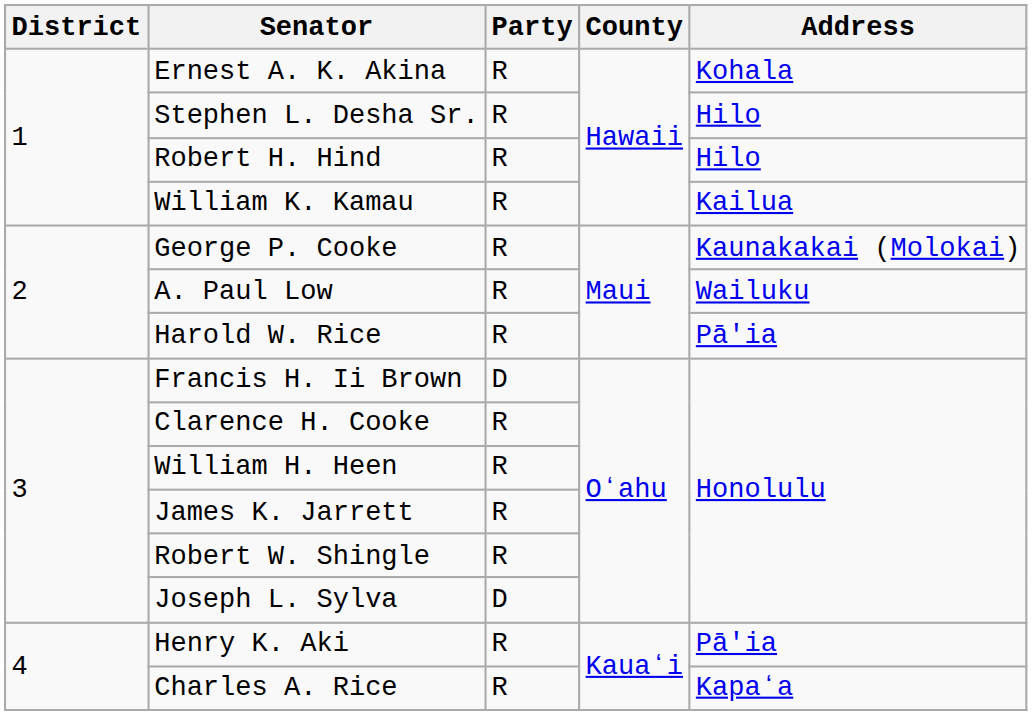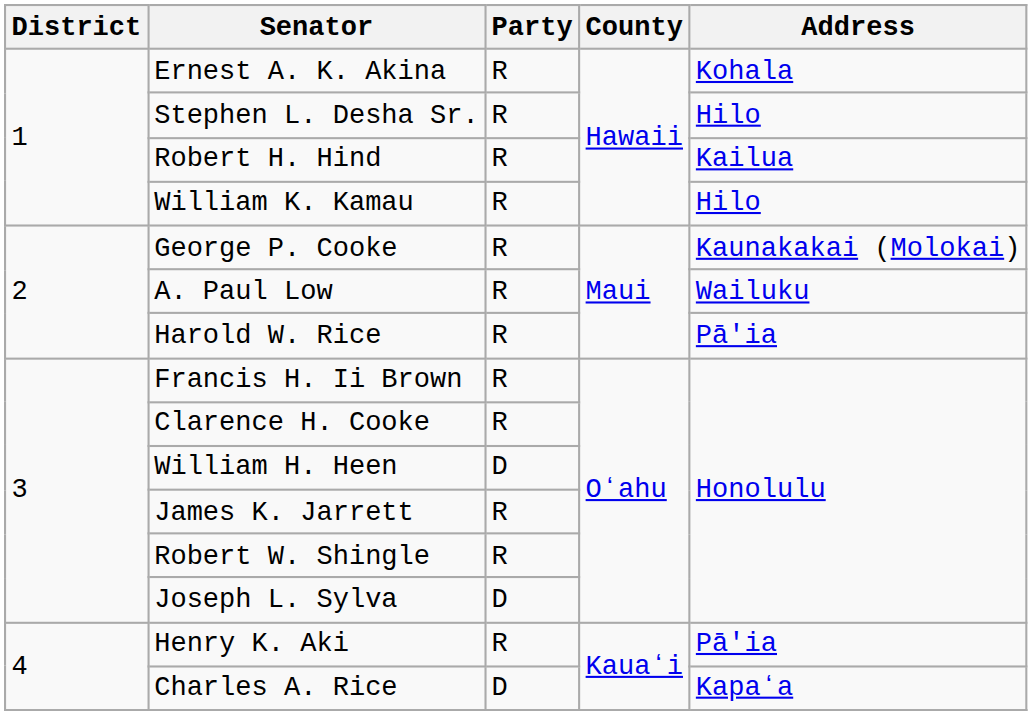(728, 159) Hilo -> (745, 159) Kailua
(745, 203) Kailua -> (728, 203) Hilo
(500, 380) D -> (500, 380) R
(500, 468) R -> (500, 468) D
(500, 688) R -> (500, 688) D
